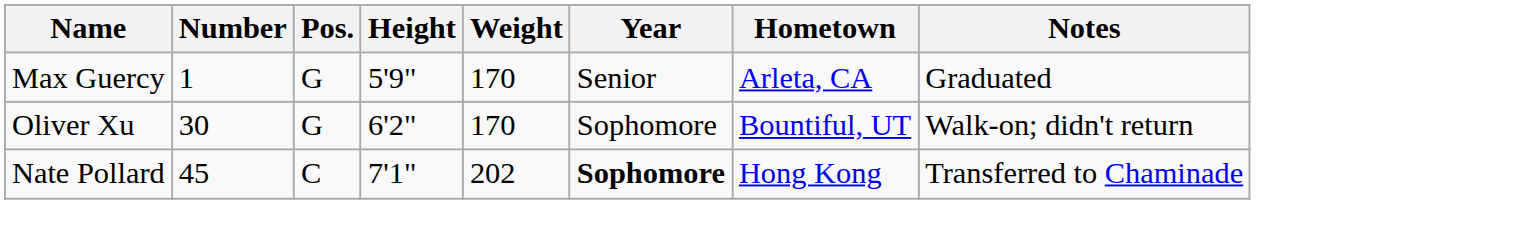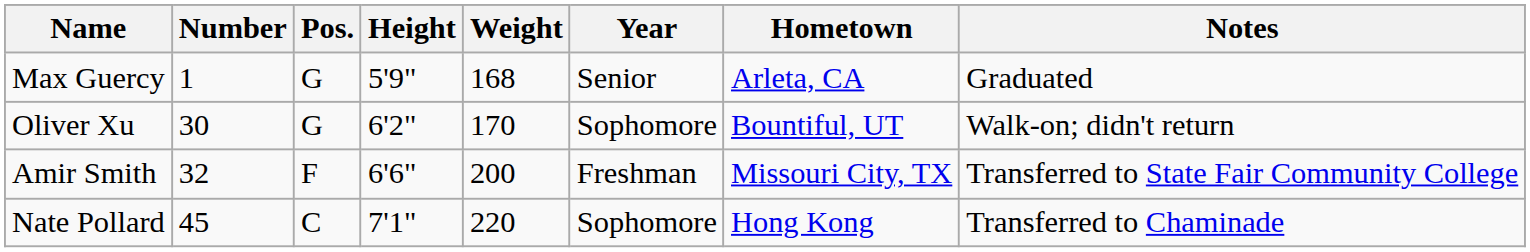(493, 76) 170 -> (493, 76) 168
+ row: (84, 173)
(493, 173) 202 -> (493, 221) 220
(651, 173) bold -> (647, 221) normal
